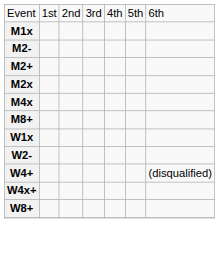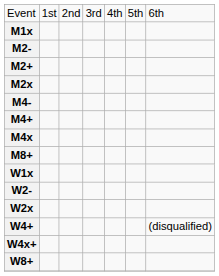+ row: (22, 102)
+ row: (22, 119)
+ row: (22, 208)
